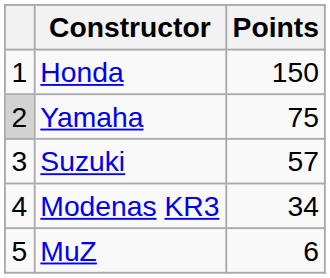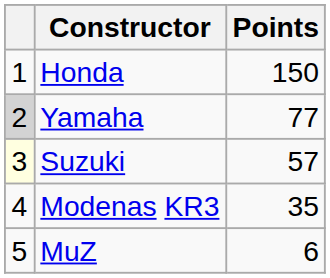(303, 117) 75 -> (303, 117) 77
(19, 162) no background -> (19, 162) lightyellow background
(303, 207) 34 -> (303, 207) 35
